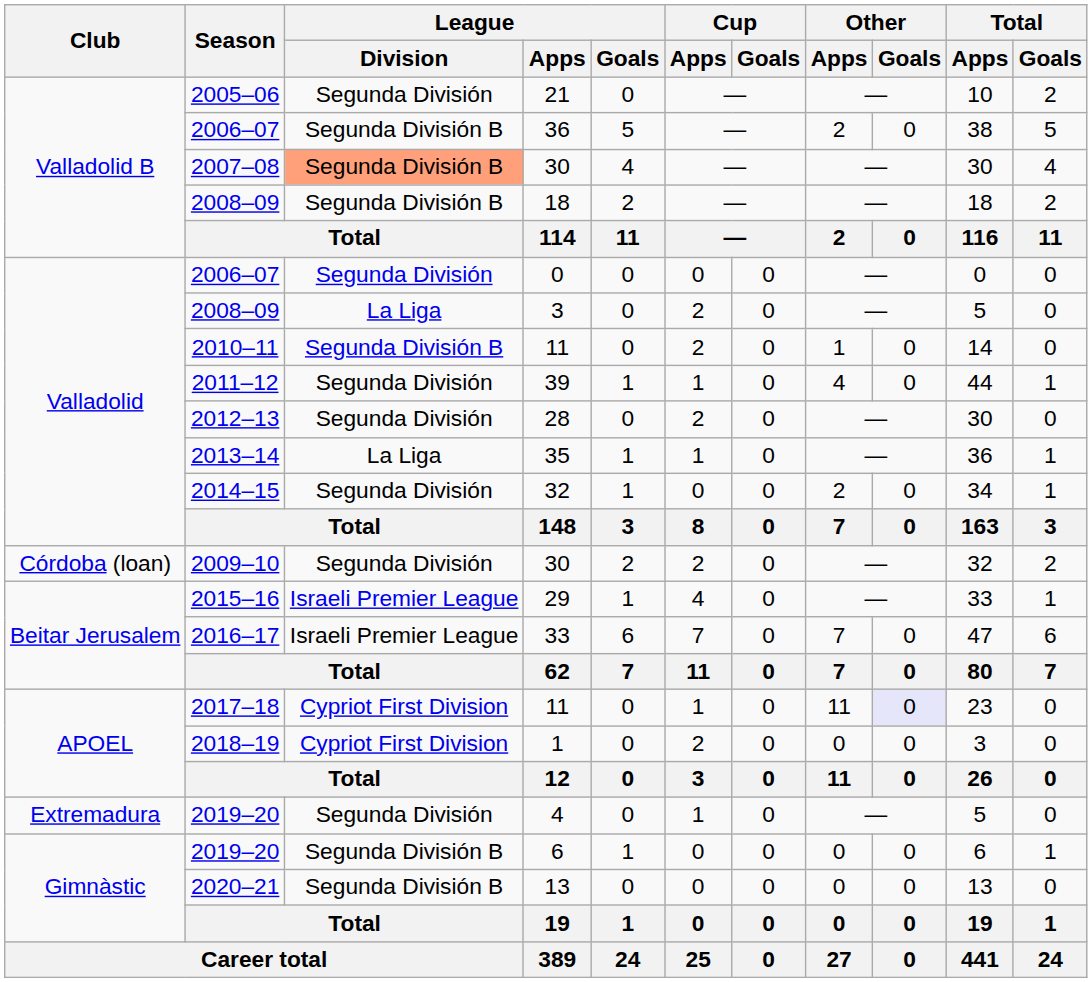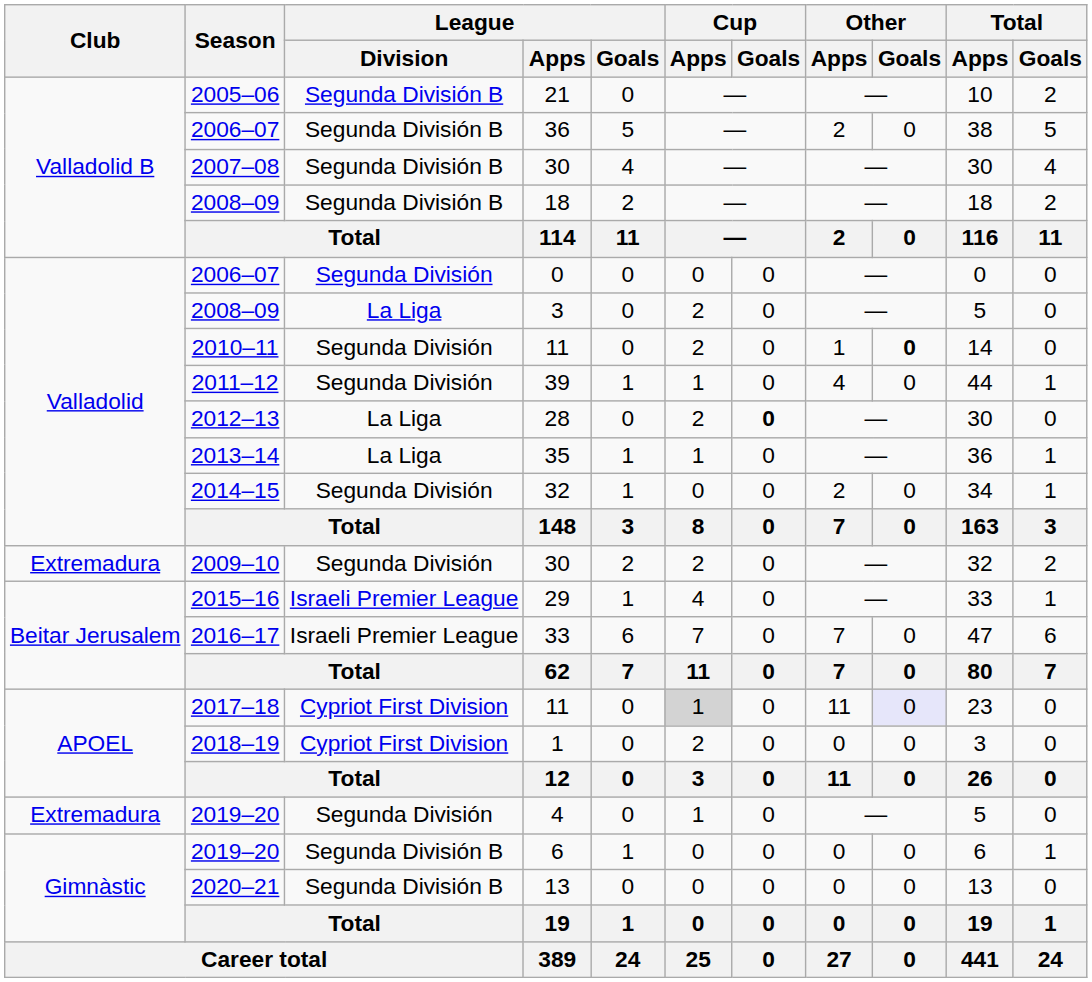(404, 94) Segunda División -> (404, 94) Segunda División B
(404, 166) lightsalmon background -> (404, 166) no background
(404, 346) Segunda División B -> (404, 346) Segunda División
(909, 346) normal -> (909, 346) bold
(404, 418) Segunda División -> (404, 418) La Liga
(769, 418) normal -> (769, 418) bold
(95, 563) Córdoba (loan) -> (95, 563) Extremadura
(698, 707) no background -> (698, 707) lightgrey background
